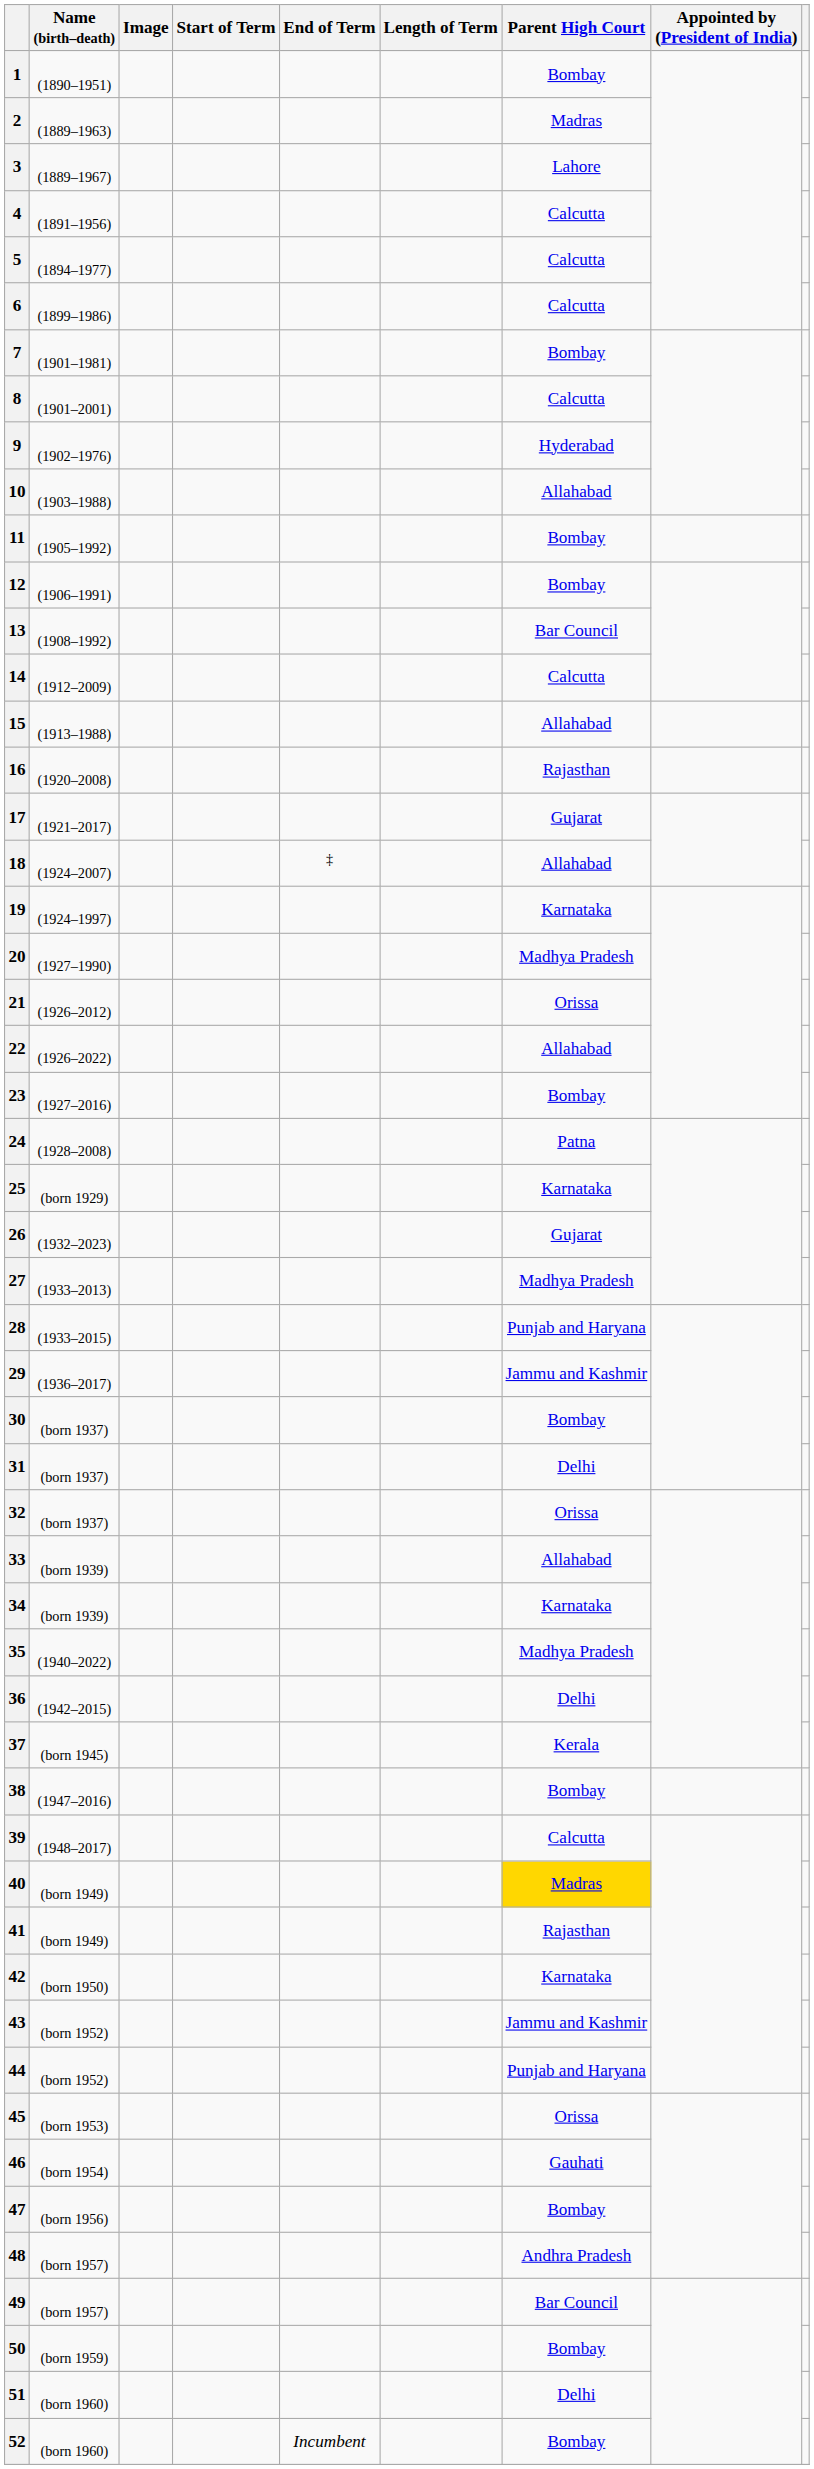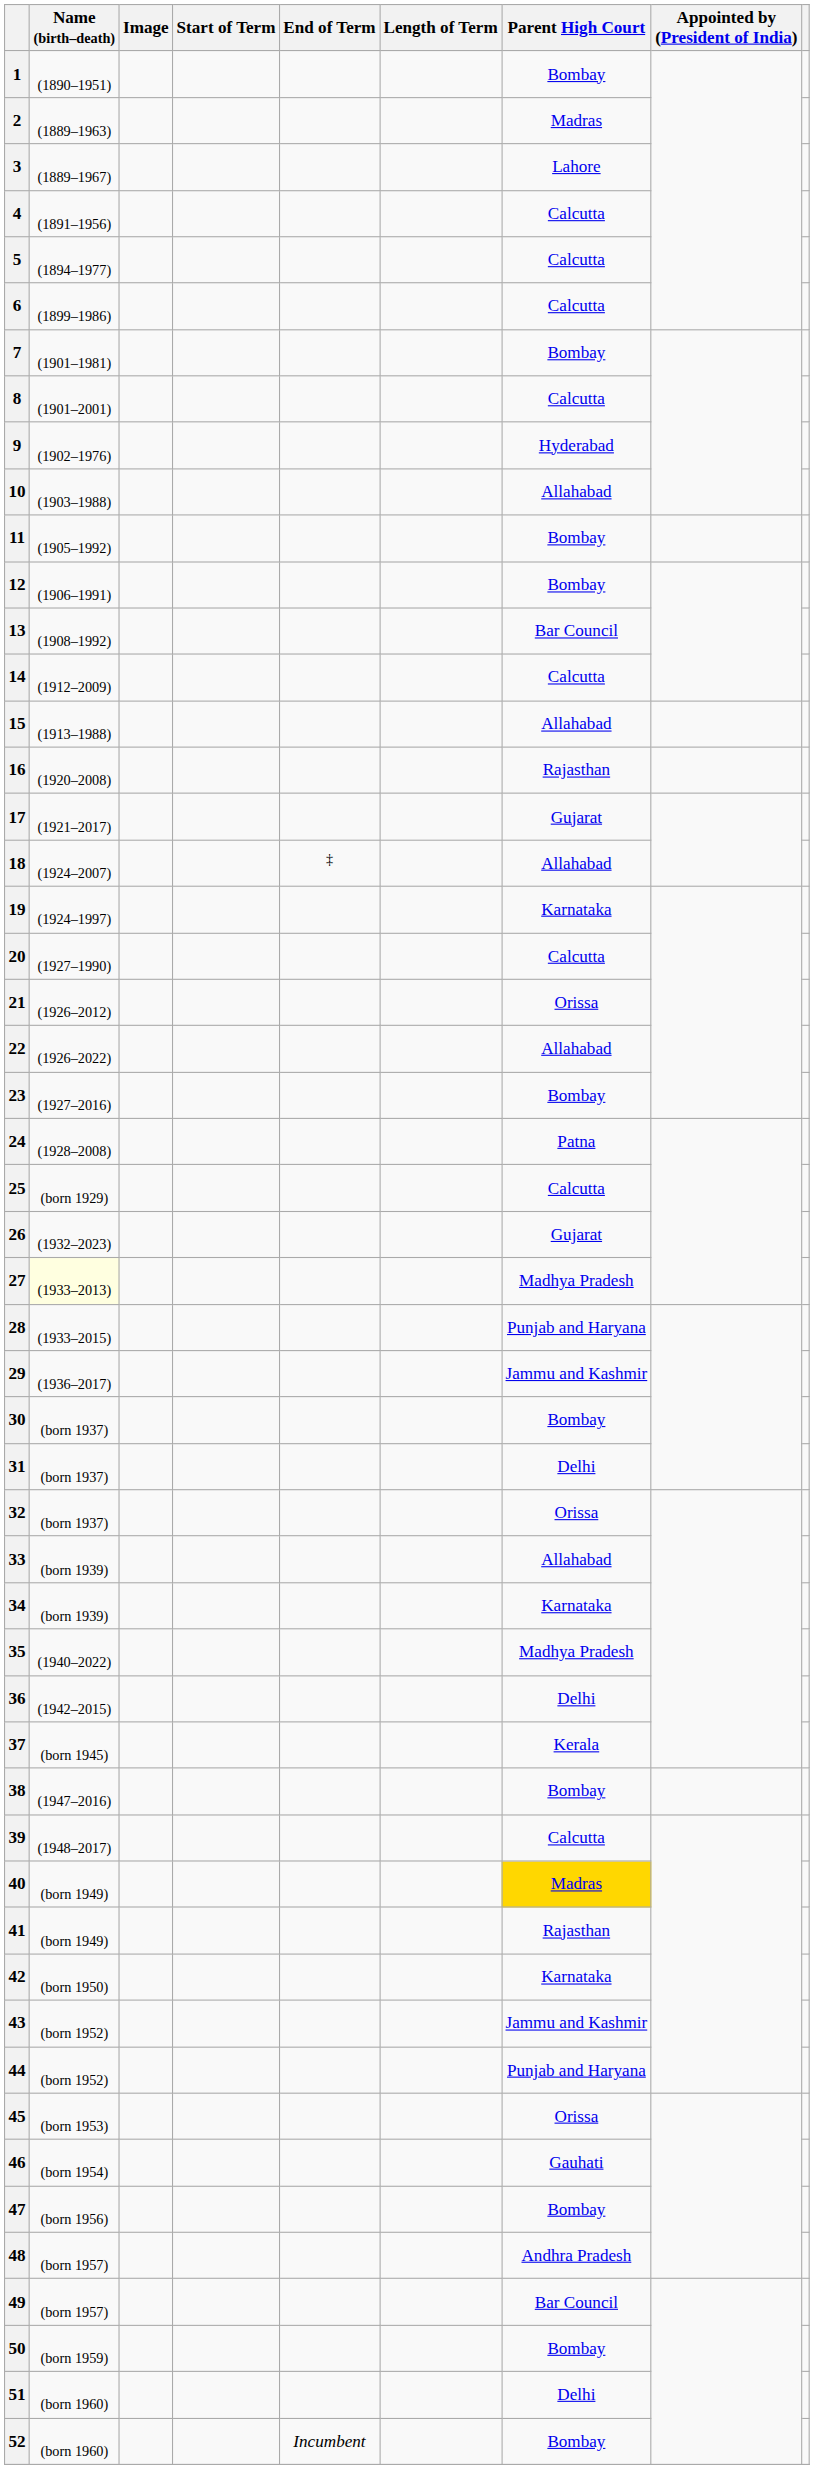(576, 955) Madhya Pradesh -> (576, 955) Calcutta
(576, 1187) Karnataka -> (576, 1187) Calcutta
(74, 1291) no background -> (74, 1291) lightyellow background
